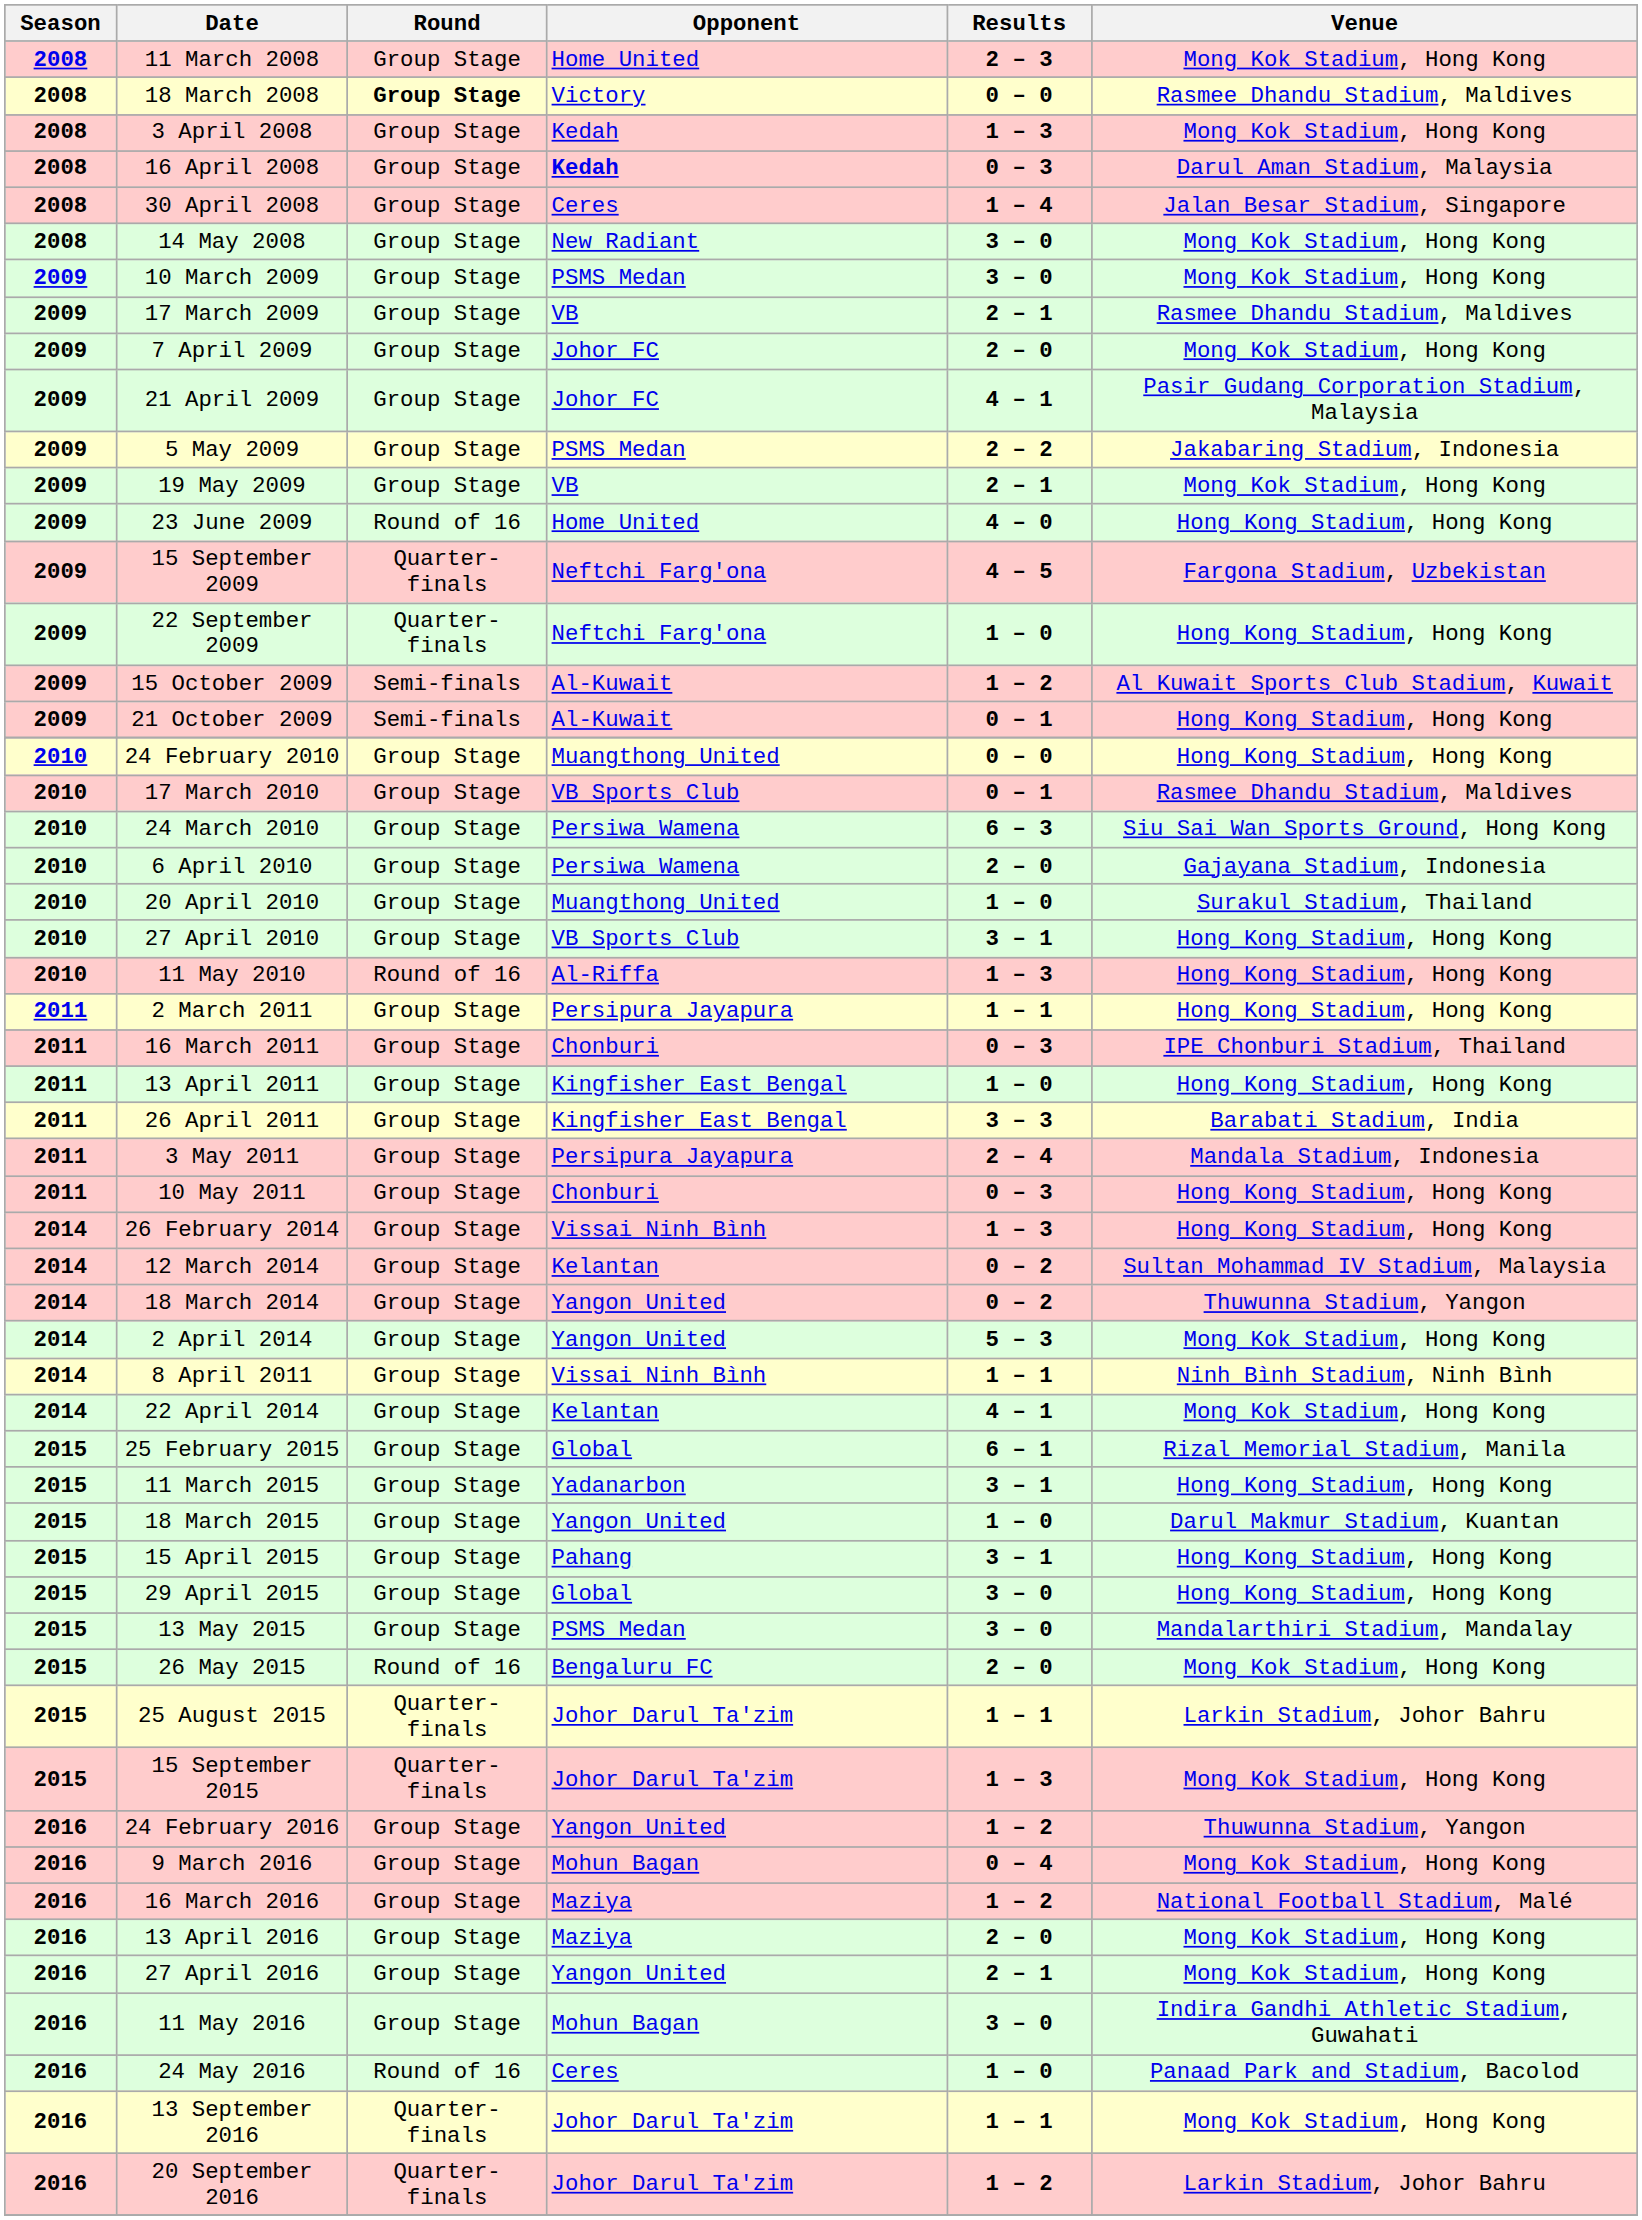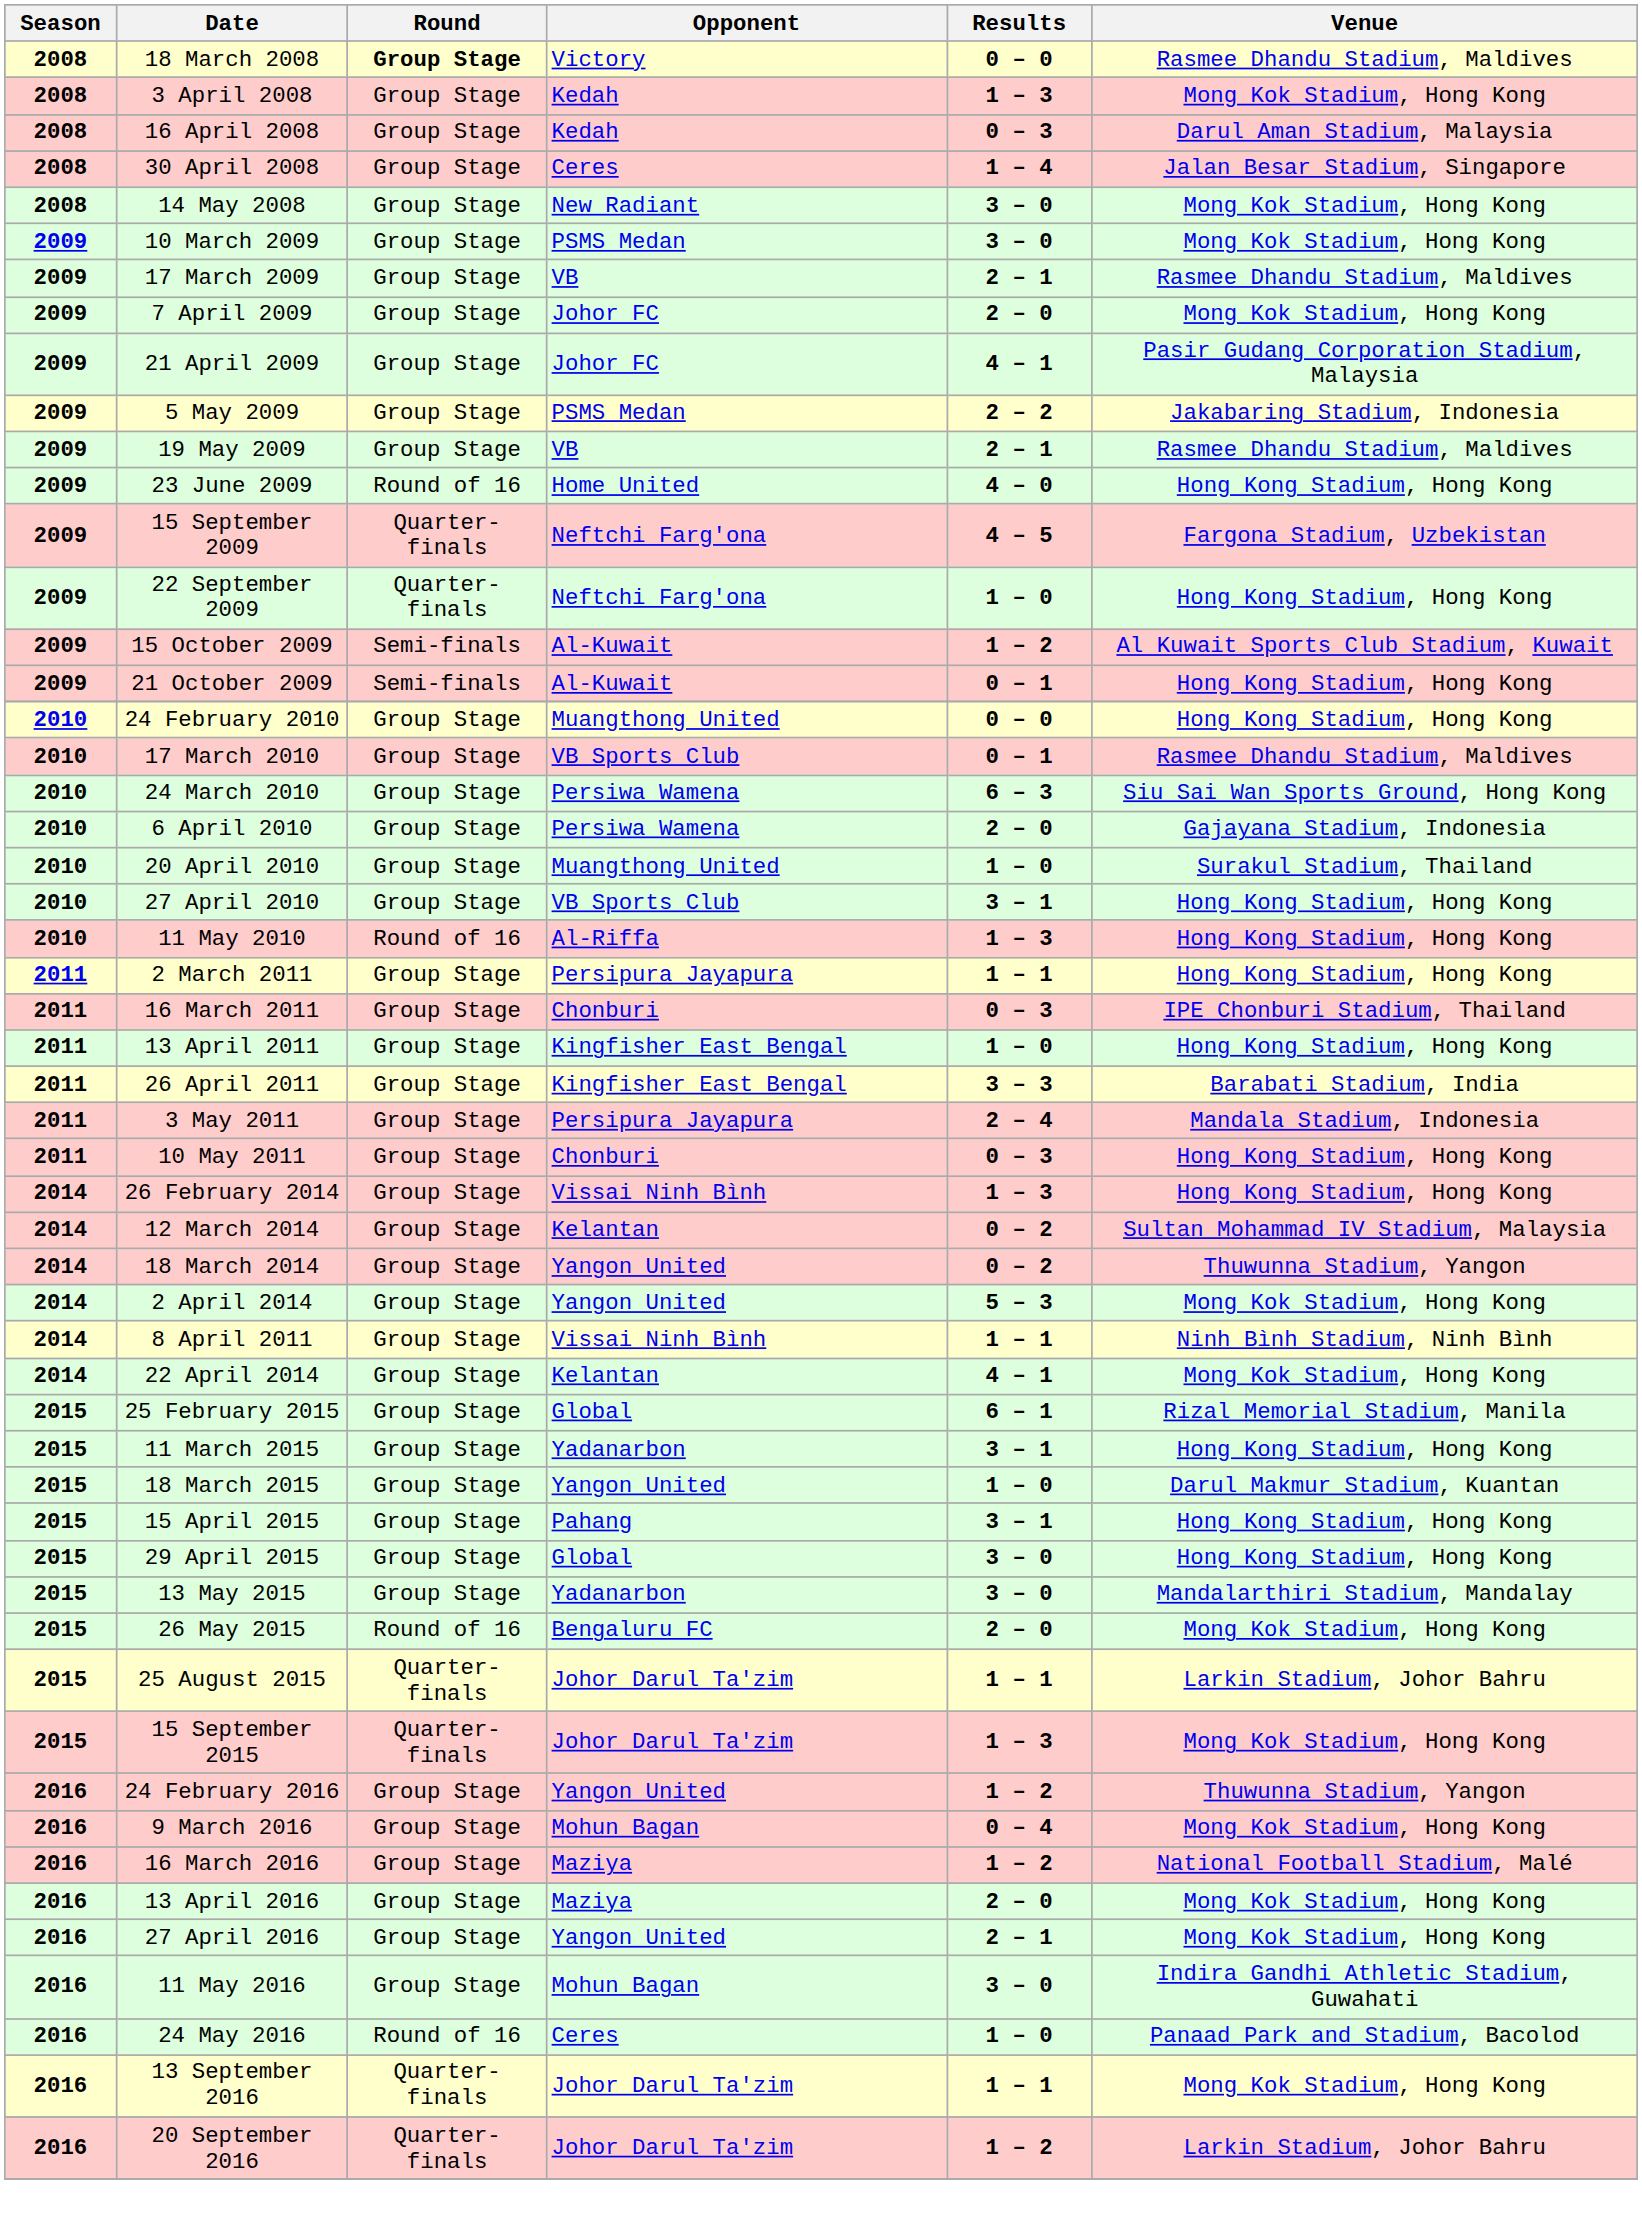- row: (232, 60)
(585, 169) bold -> (585, 132) normal
(1365, 486) Mong Kok Stadium, Hong Kong -> (1365, 450) Rasmee Dhandu Stadium, Maldives
(619, 1631) PSMS Medan -> (619, 1595) Yadanarbon
